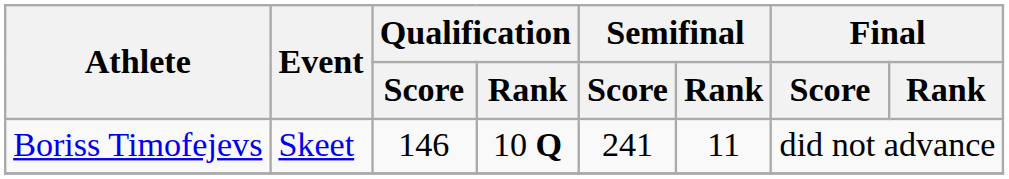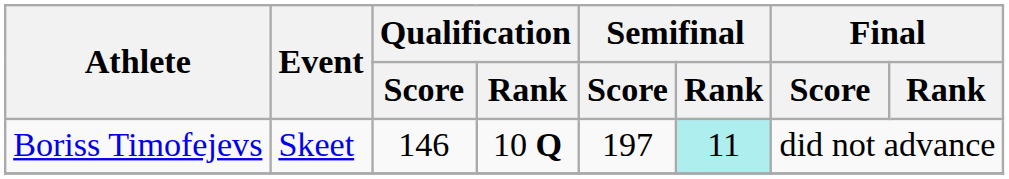(627, 145) 241 -> (627, 145) 197
(724, 145) no background -> (724, 145) paleturquoise background
